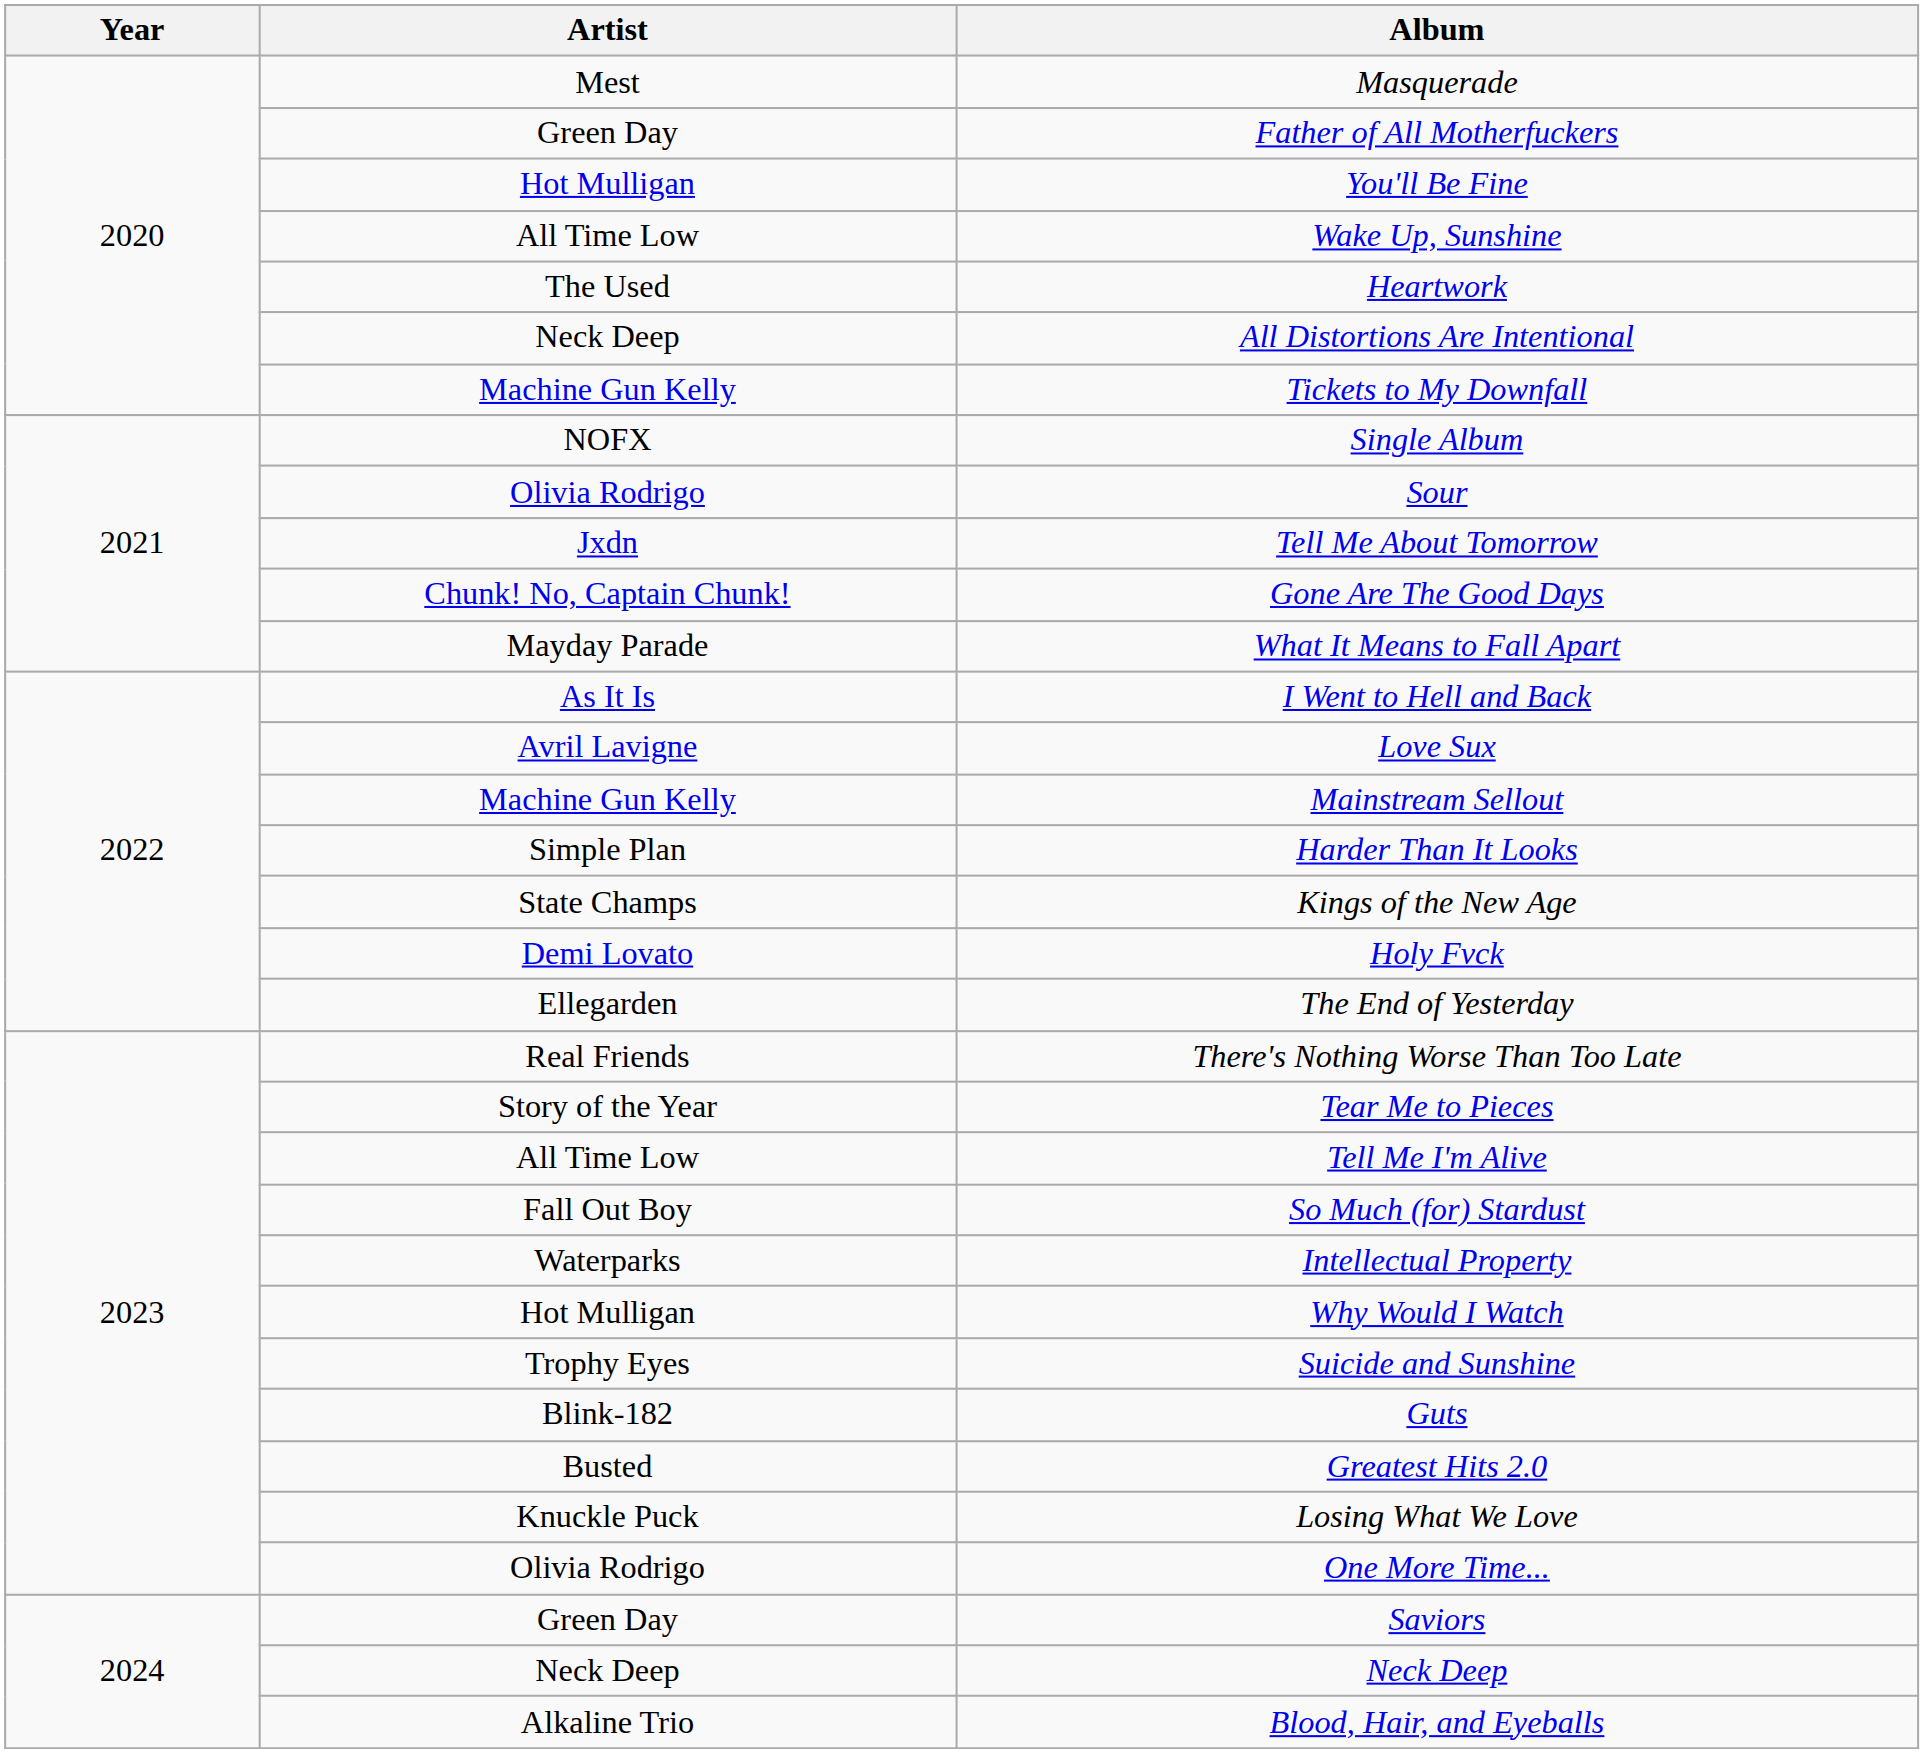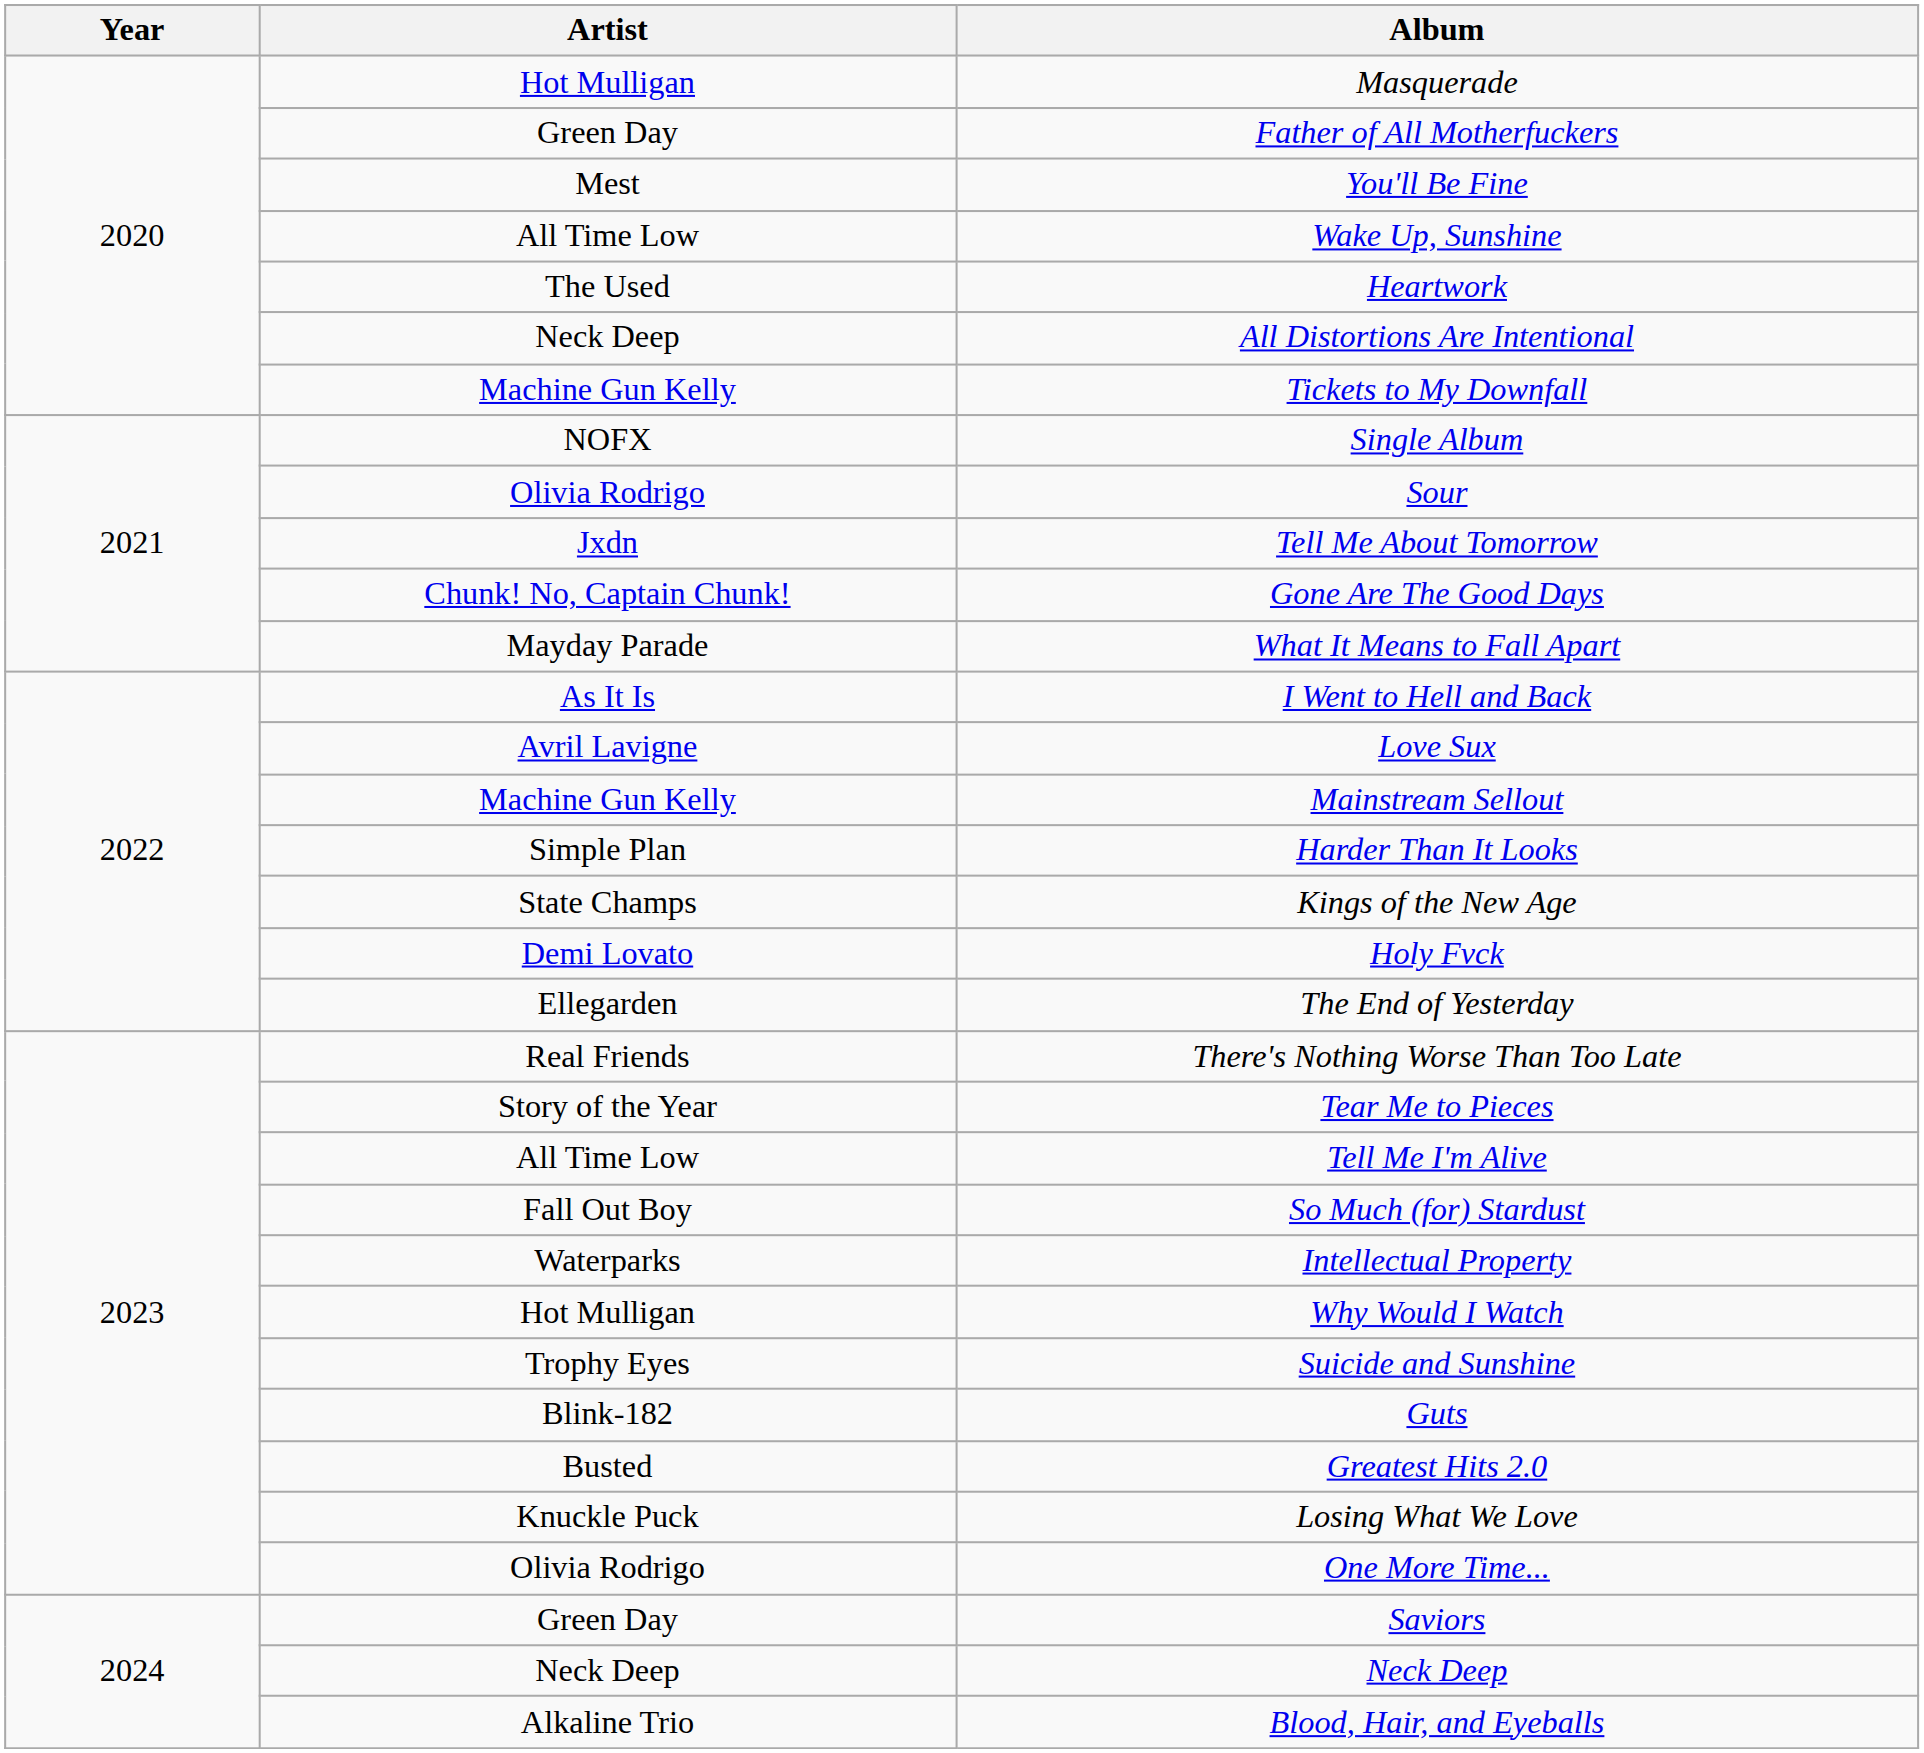(607, 81) Mest -> (607, 81) Hot Mulligan
(607, 183) Hot Mulligan -> (607, 183) Mest
